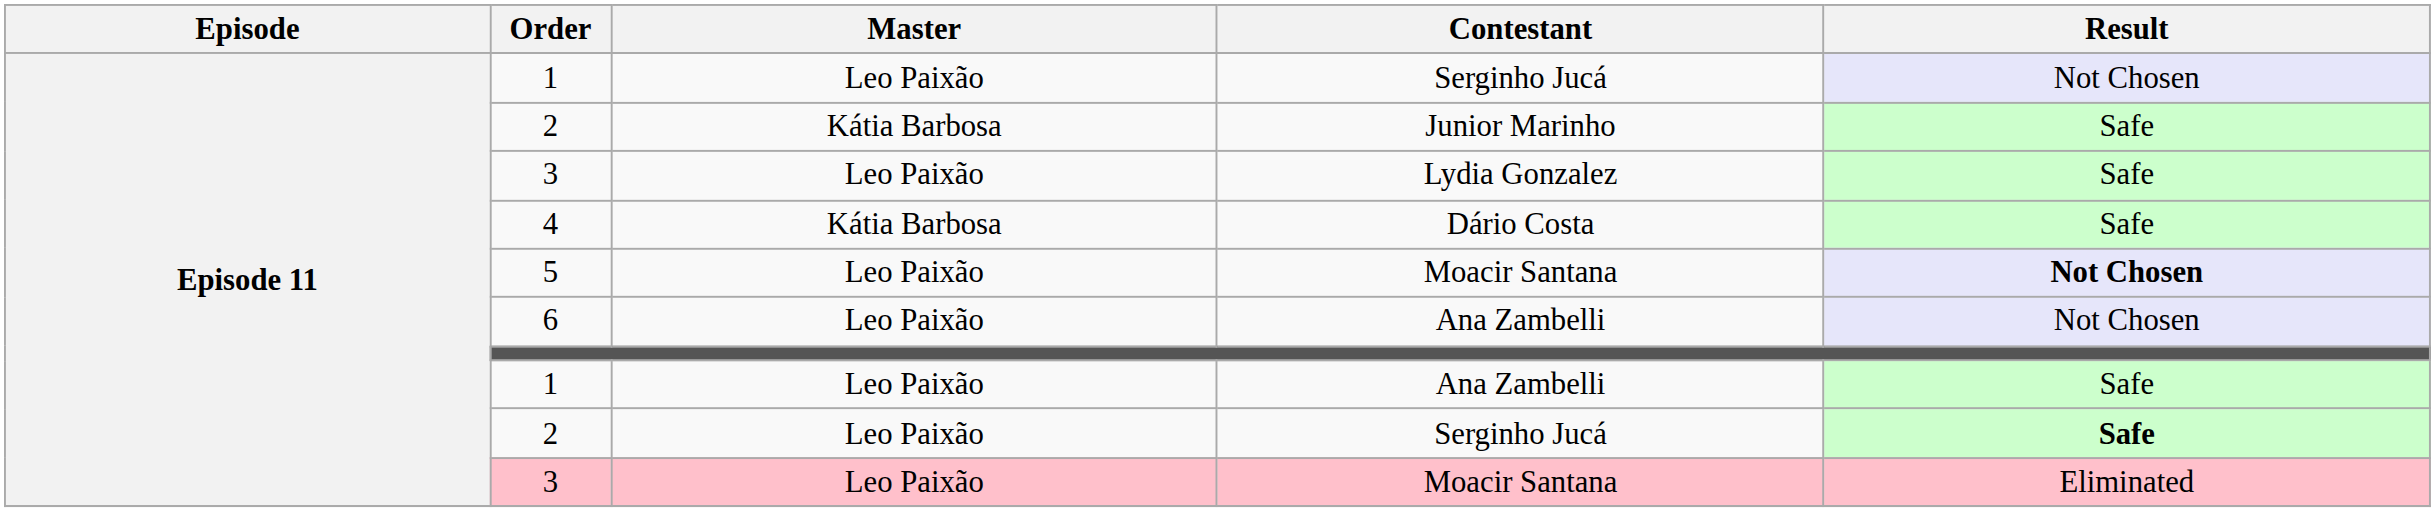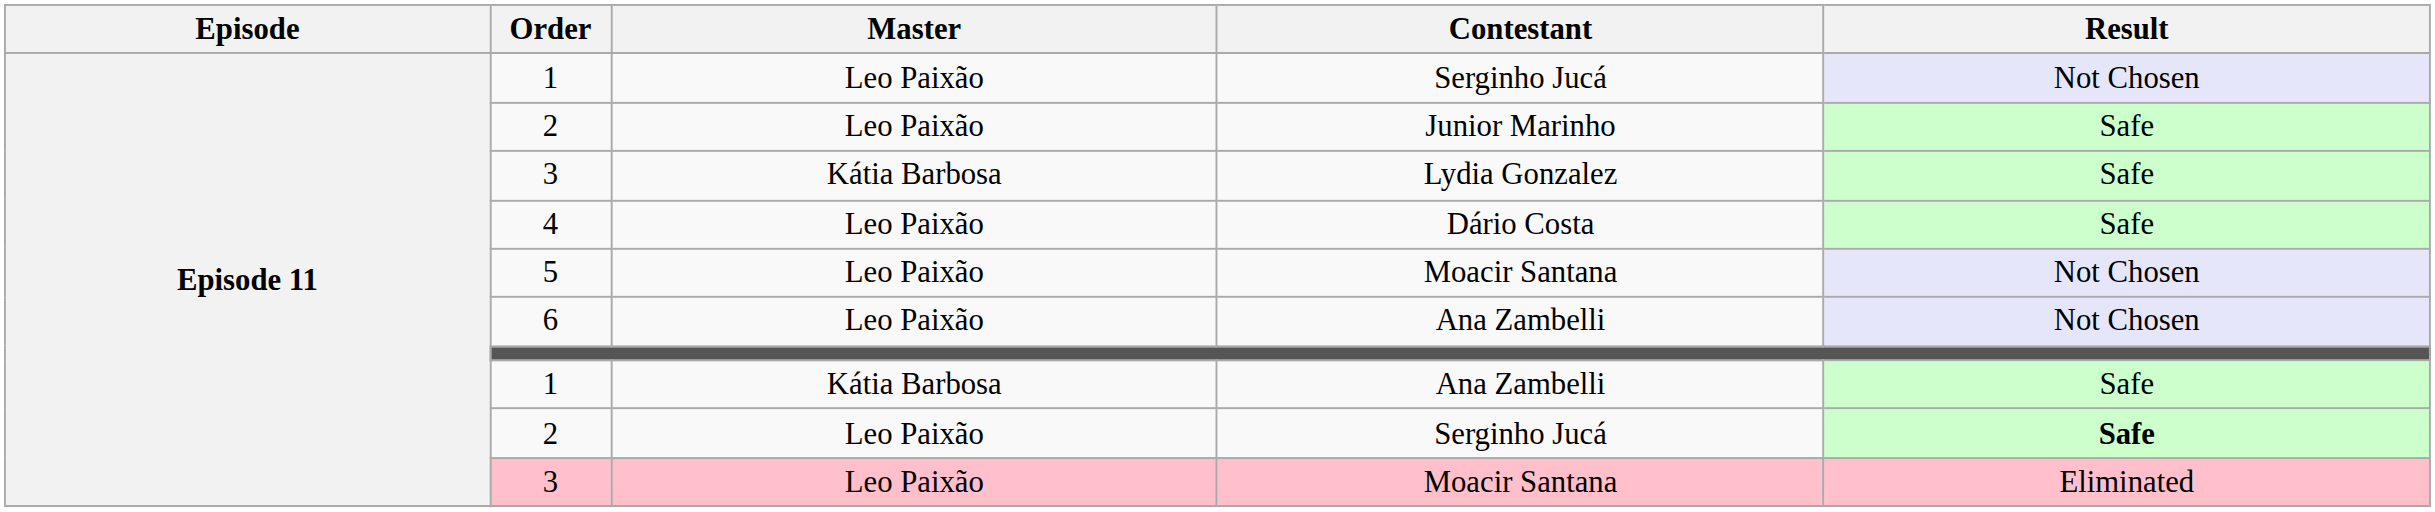(914, 126) Kátia Barbosa -> (914, 126) Leo Paixão
(914, 175) Leo Paixão -> (914, 175) Kátia Barbosa
(914, 223) Kátia Barbosa -> (914, 223) Leo Paixão
(2127, 272) bold -> (2127, 272) normal
(914, 384) Leo Paixão -> (914, 384) Kátia Barbosa
